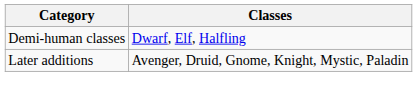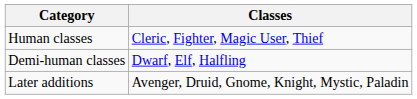+ row: (50, 38)
